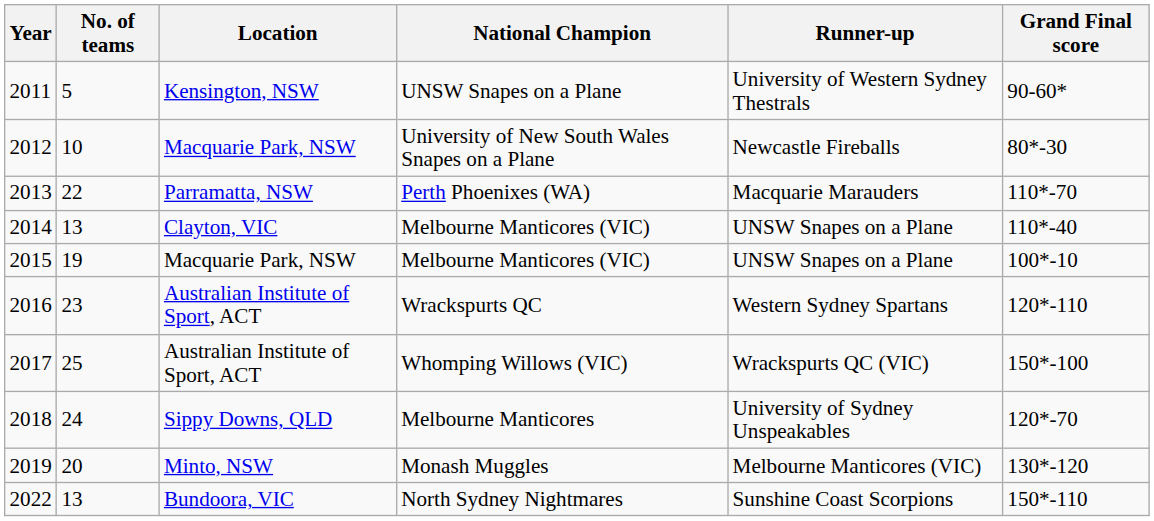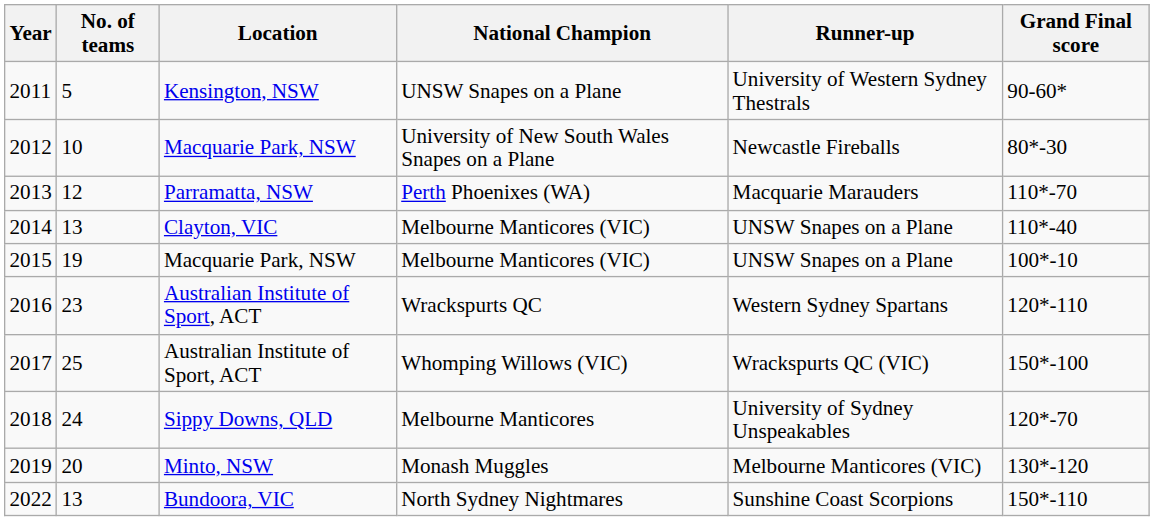(72, 193) 22 -> (72, 193) 12
